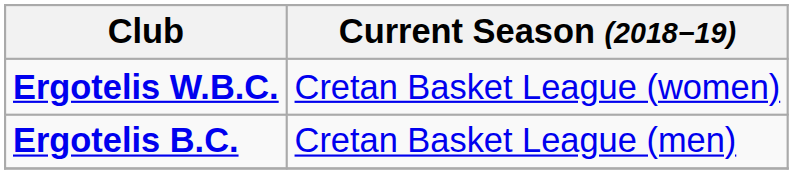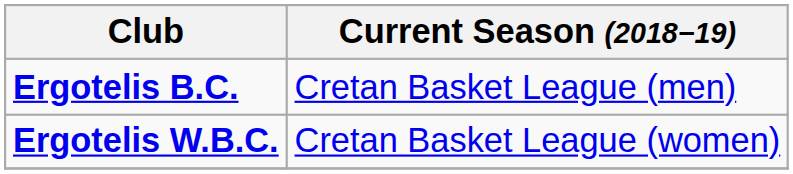rows swapped: (126, 140) <-> (146, 86)
